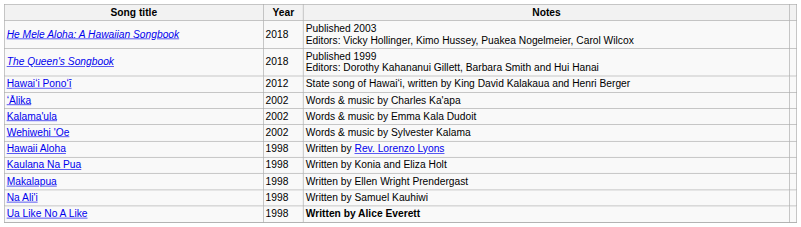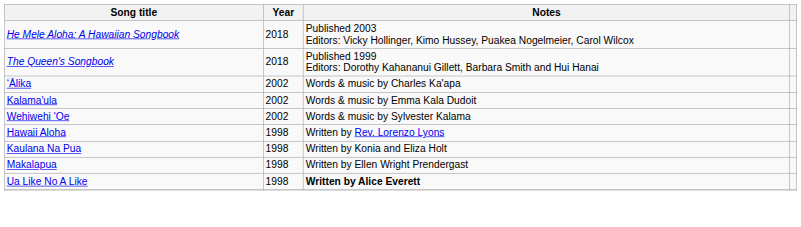- row: (39, 84)
- row: (22, 198)
